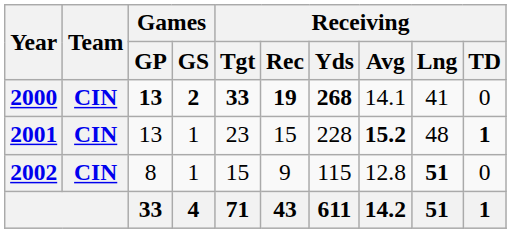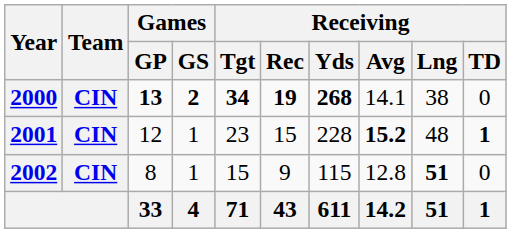(238, 97) 33 -> (238, 97) 34
(437, 97) 41 -> (437, 97) 38
(151, 135) 13 -> (151, 135) 12
